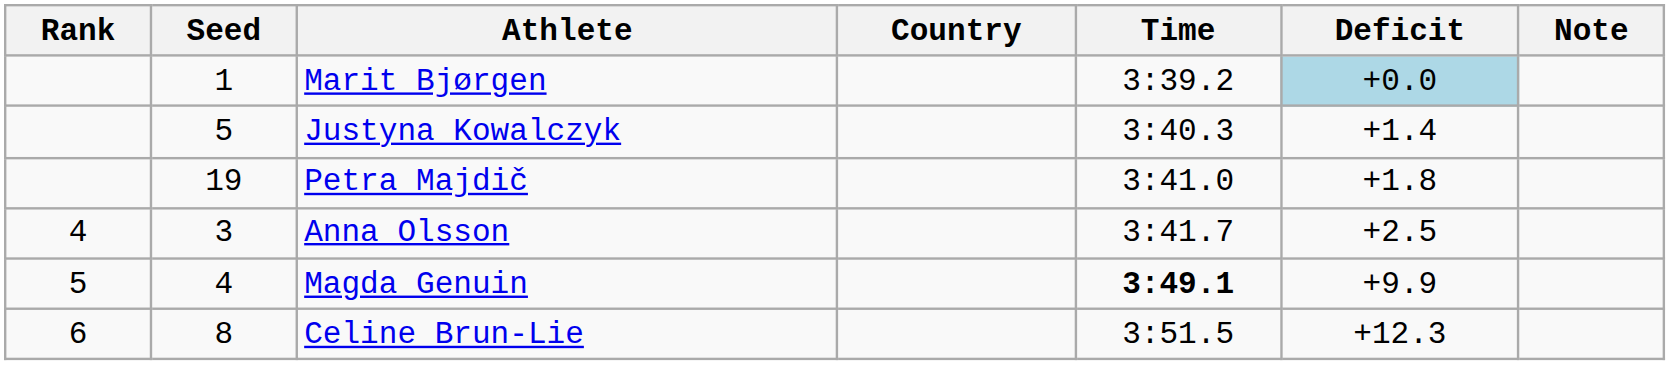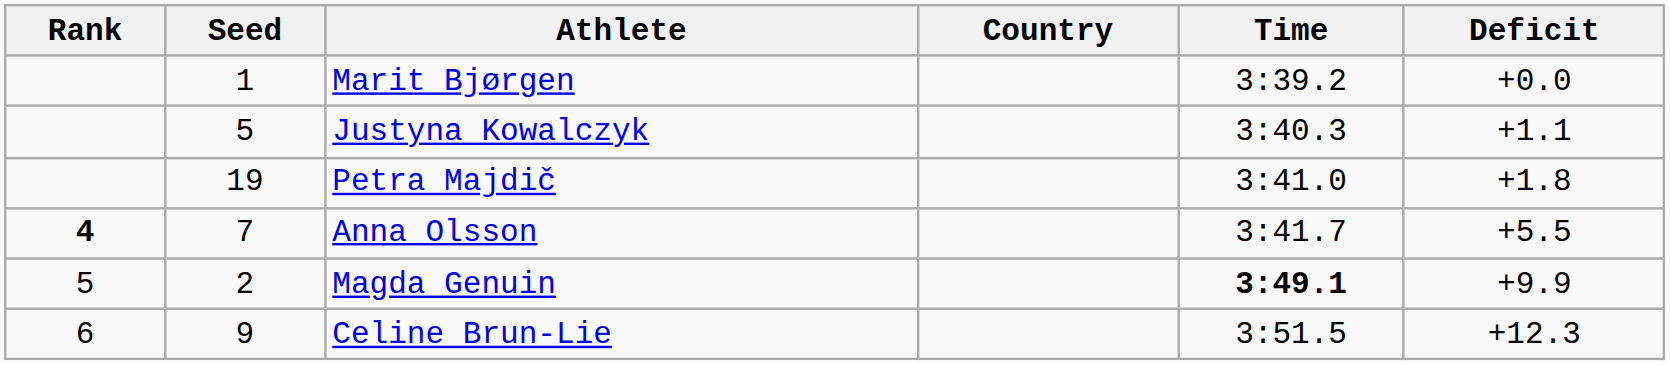- column: (1591, 31)
(1400, 81) lightblue background -> (1534, 81) no background
(1400, 132) +1.4 -> (1534, 132) +1.1
(78, 233) normal -> (85, 233) bold
(224, 233) 3 -> (245, 233) 7
(1400, 233) +2.5 -> (1534, 233) +5.5
(224, 284) 4 -> (245, 284) 2
(224, 334) 8 -> (245, 334) 9
